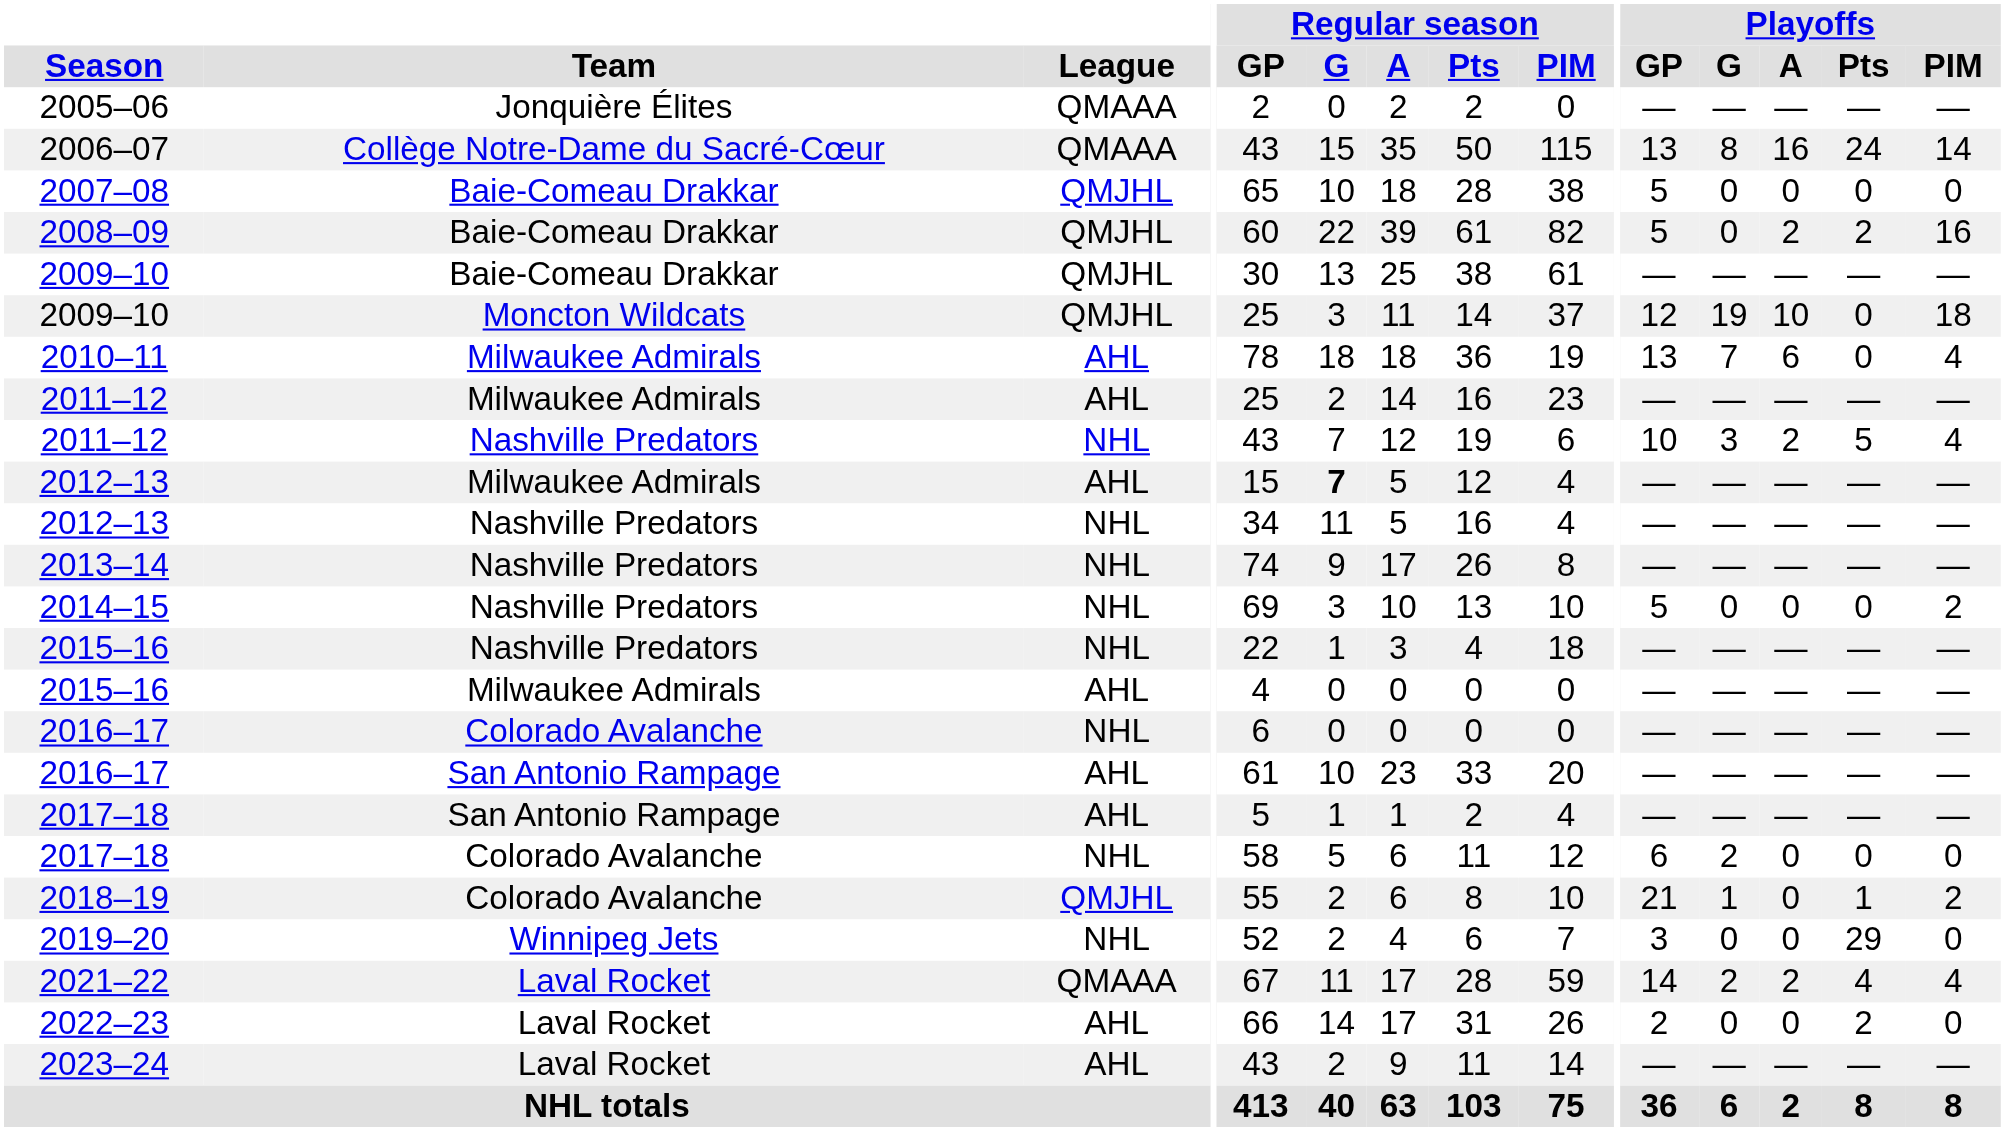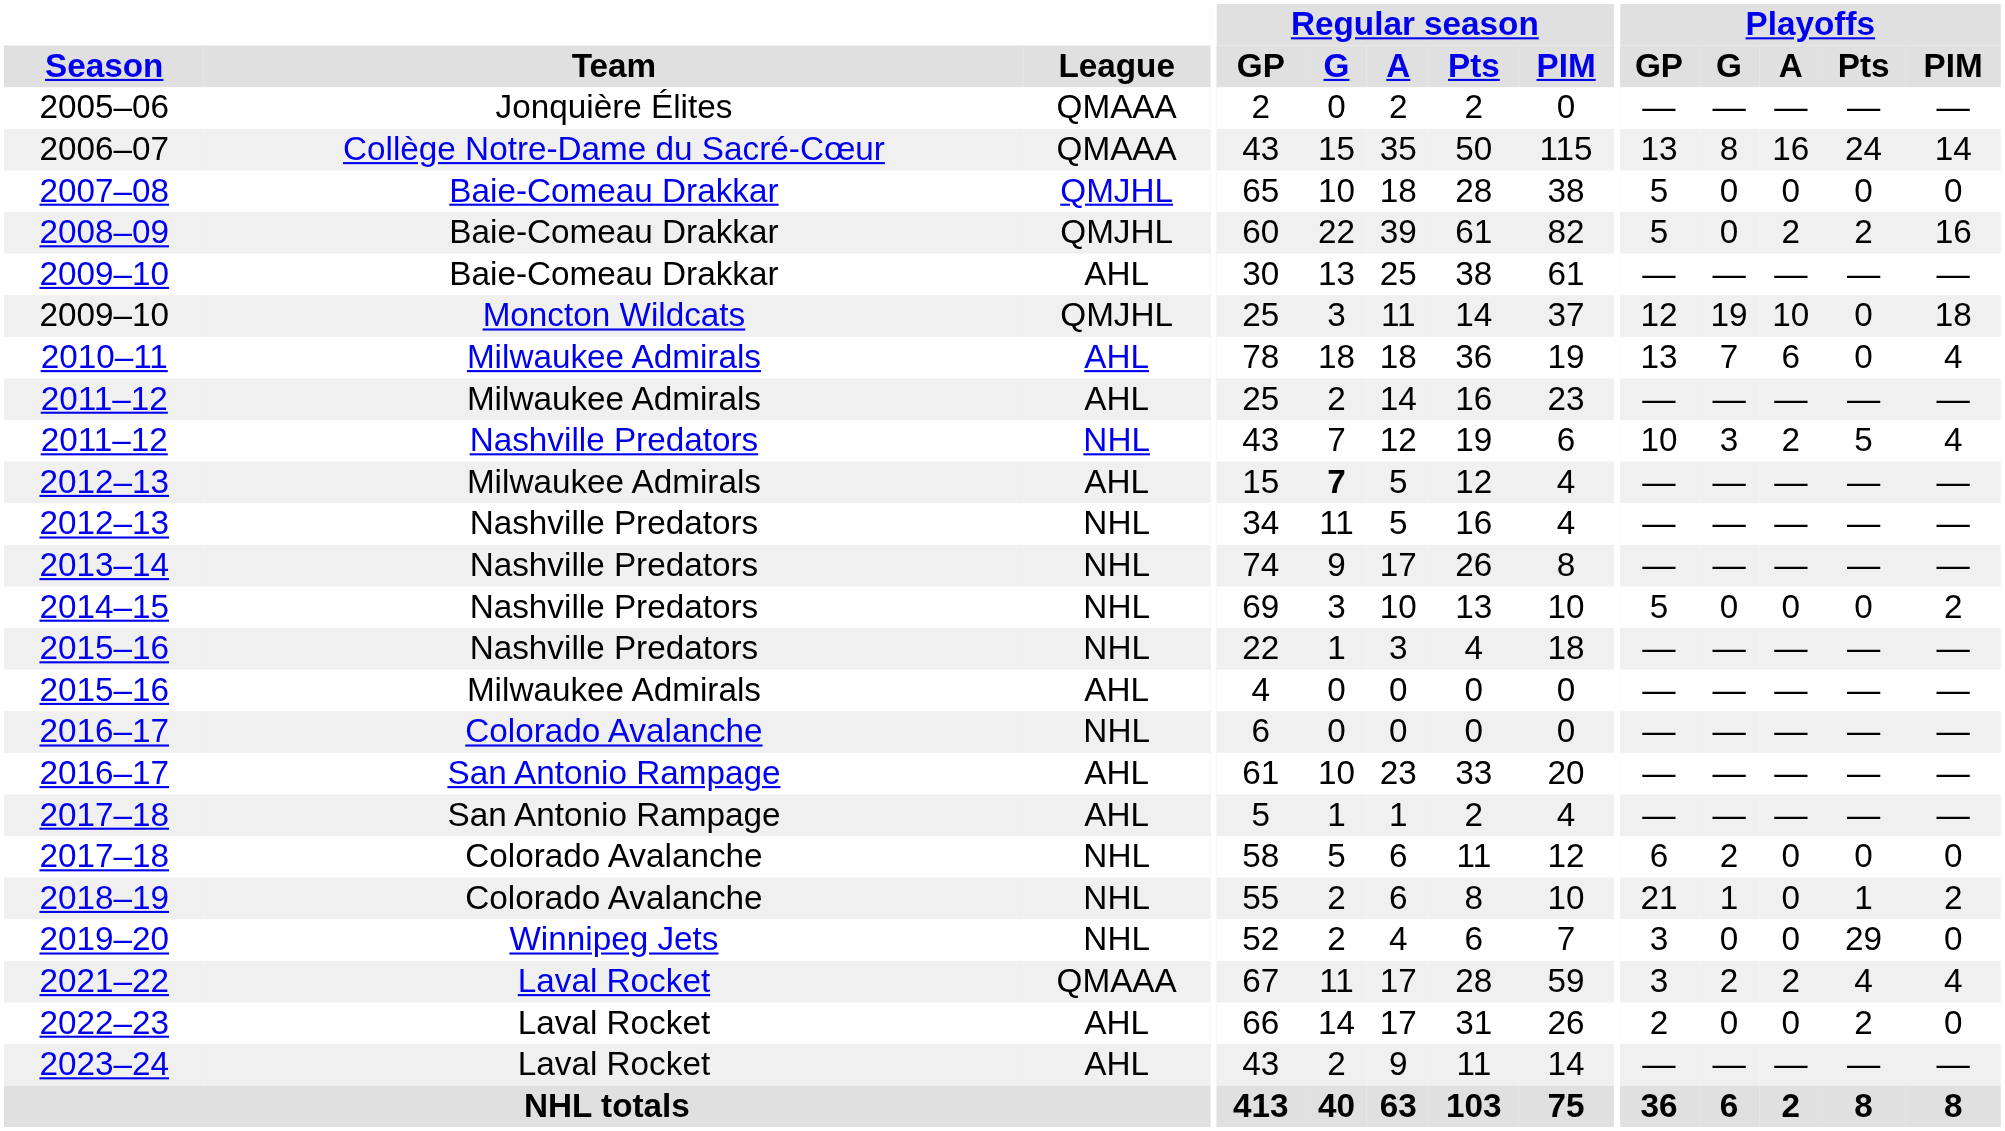(1117, 273) QMJHL -> (1117, 273) AHL
(1117, 897) QMJHL -> (1117, 897) NHL
(1659, 981) 14 -> (1659, 981) 3
